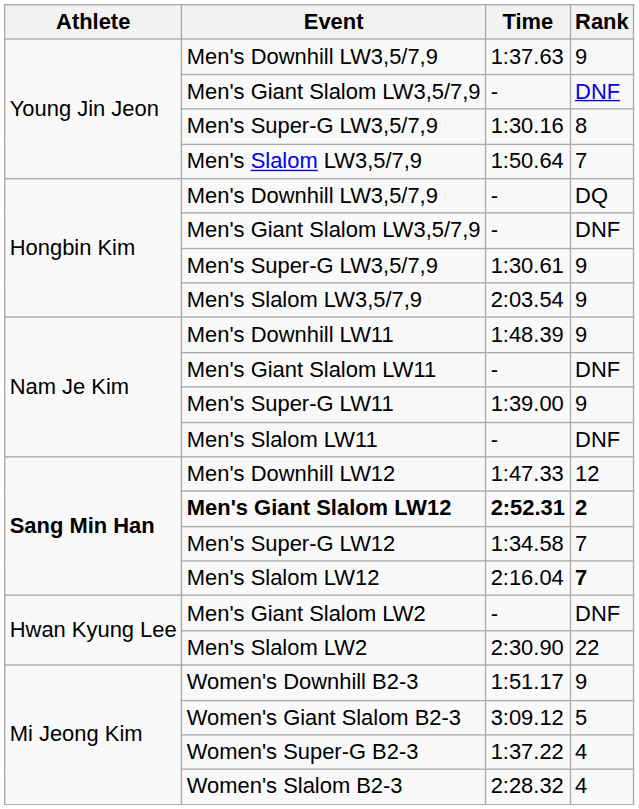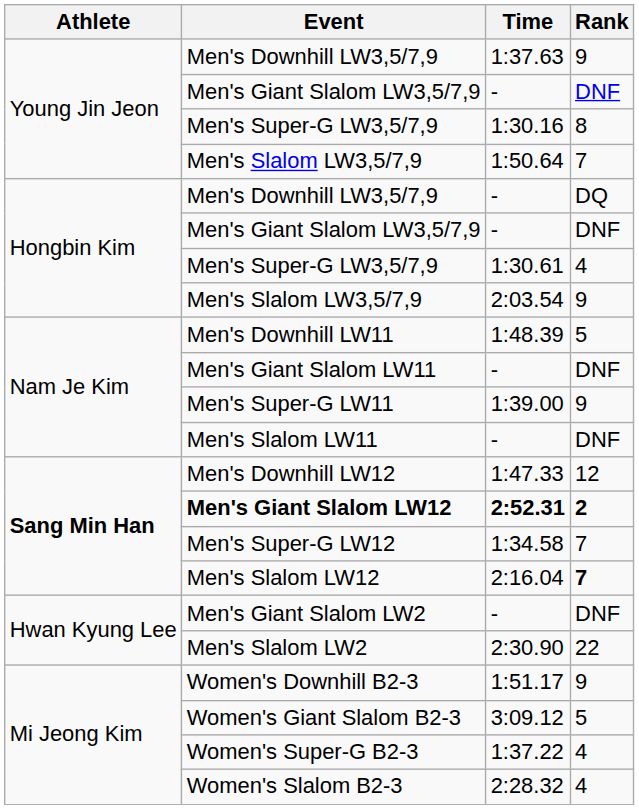(581, 265) 9 -> (581, 265) 4
(581, 334) 9 -> (581, 334) 5
